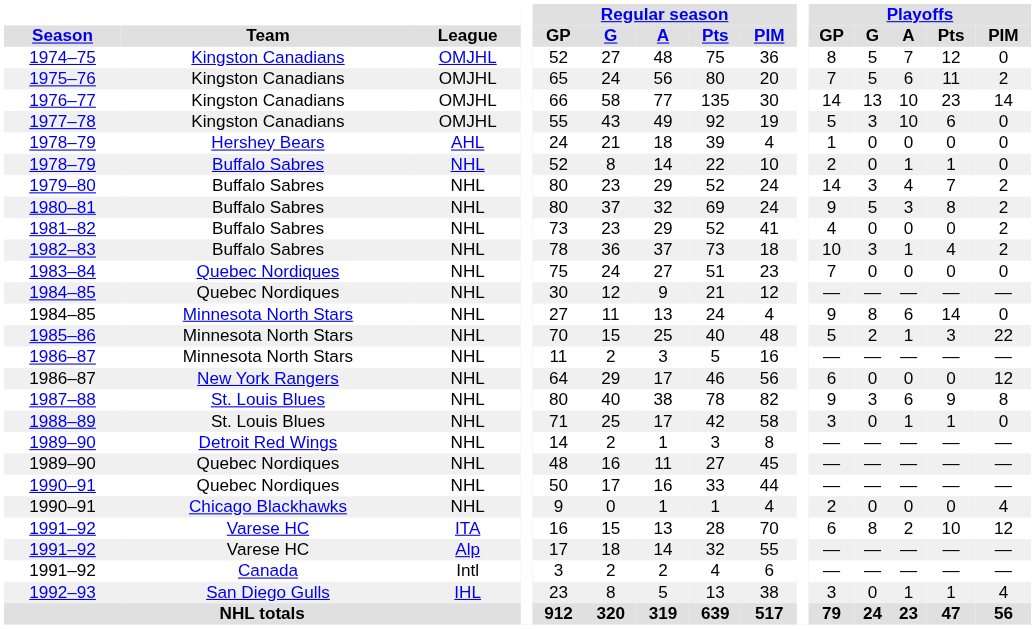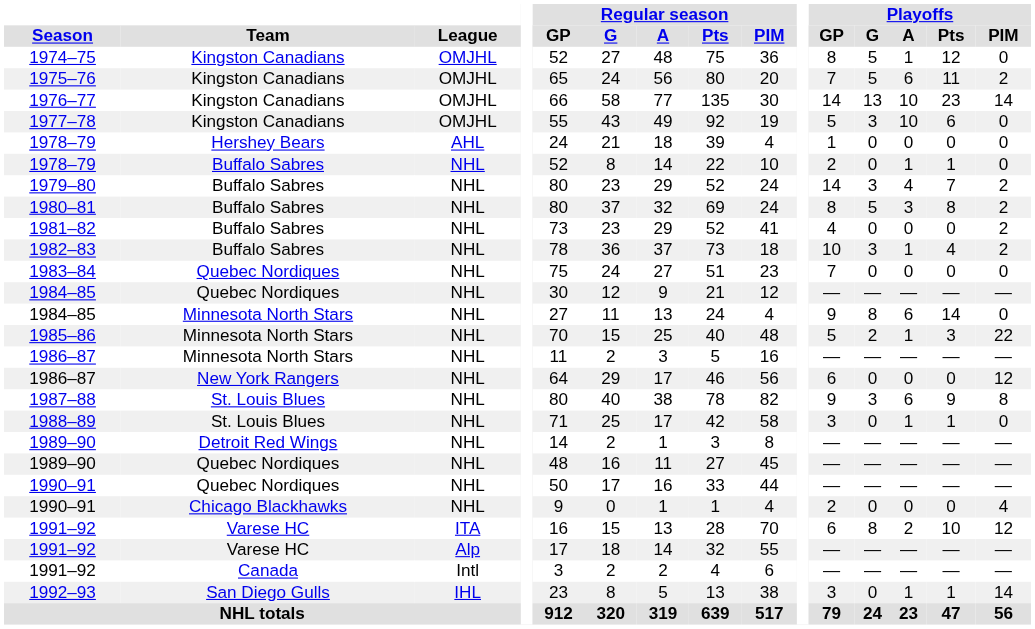(909, 57) 7 -> (909, 57) 1
(832, 207) 9 -> (832, 207) 8
(1003, 592) 4 -> (1003, 592) 14
